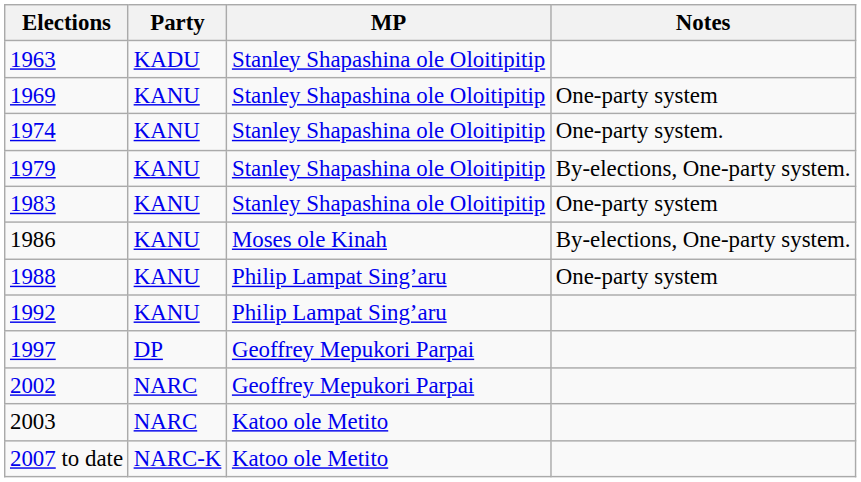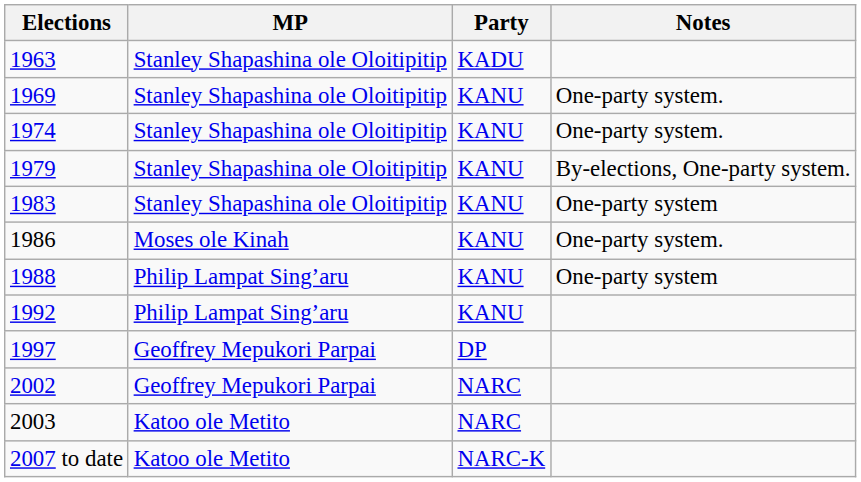columns swapped: (389, 22) <-> (177, 22)
(637, 95) One-party system -> (640, 95) One-party system.
(703, 240) By-elections, One-party system. -> (640, 240) One-party system.
